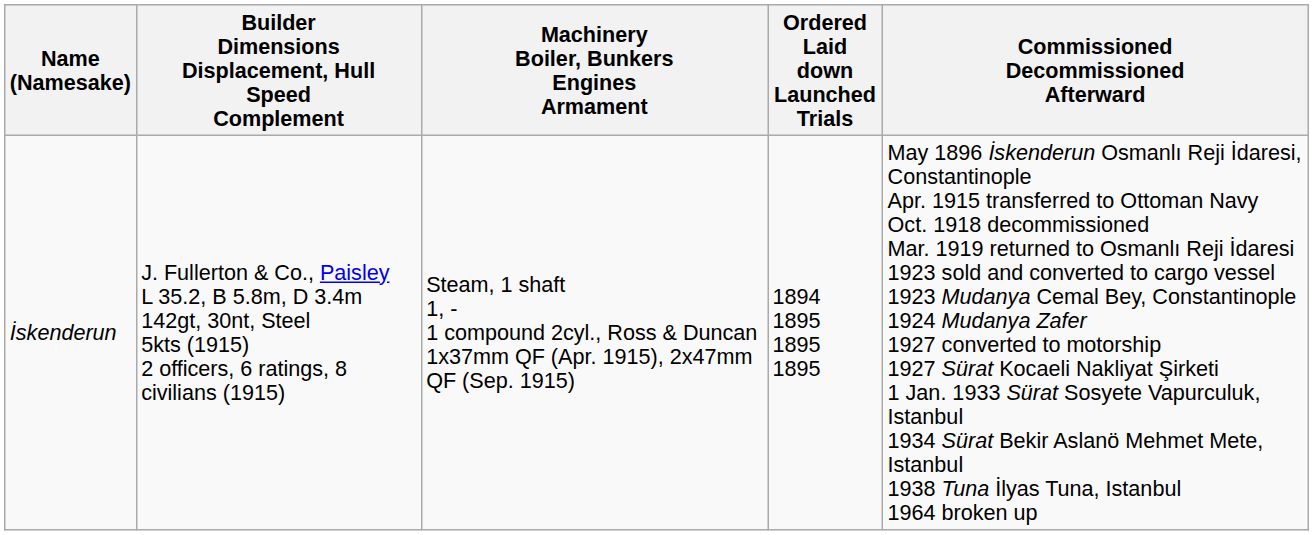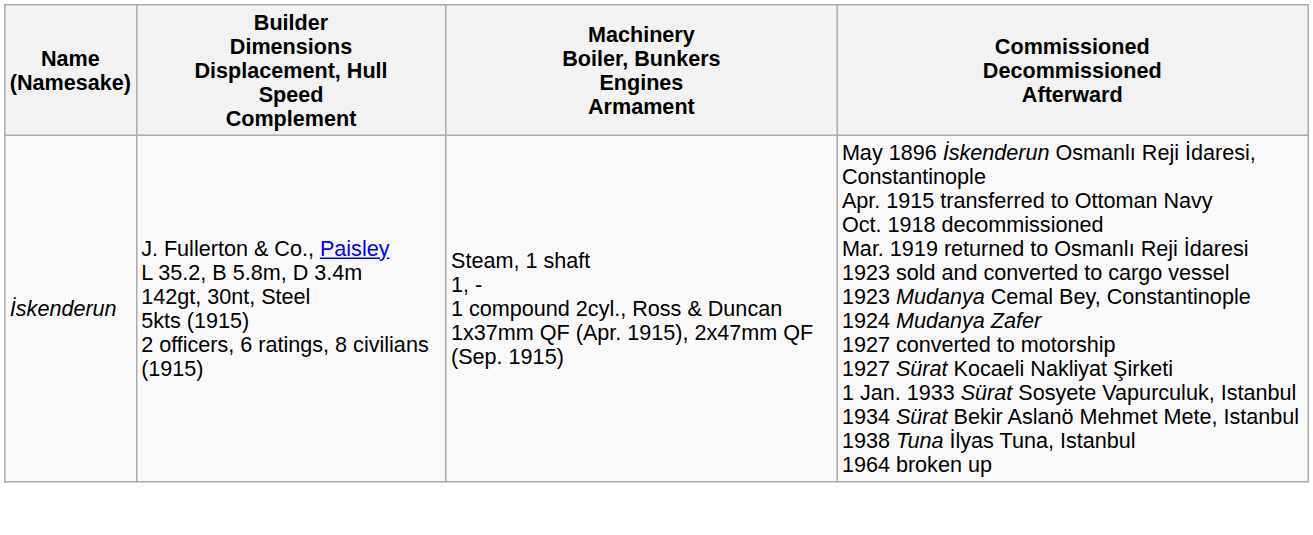- column: (825, 70)
